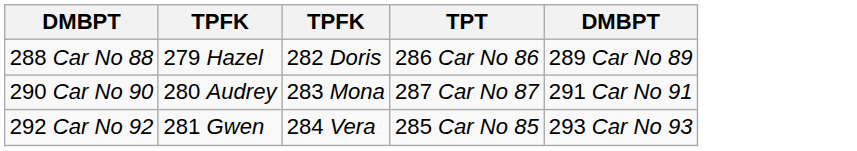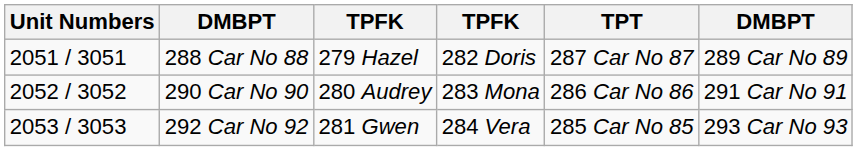+ column: (82, 22)
(467, 57) 286 Car No 86 -> (622, 57) 287 Car No 87
(467, 92) 287 Car No 87 -> (622, 92) 286 Car No 86
